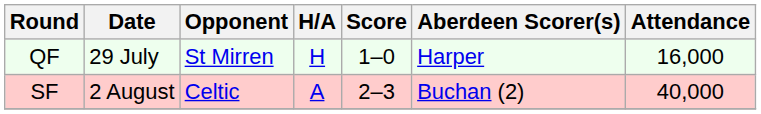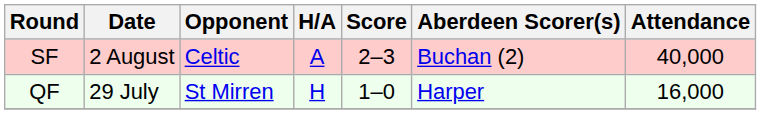rows swapped: (44, 56) <-> (44, 91)
